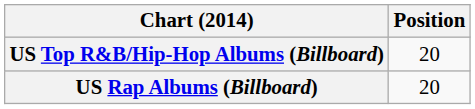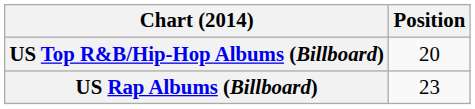(429, 86) 20 -> (429, 86) 23
